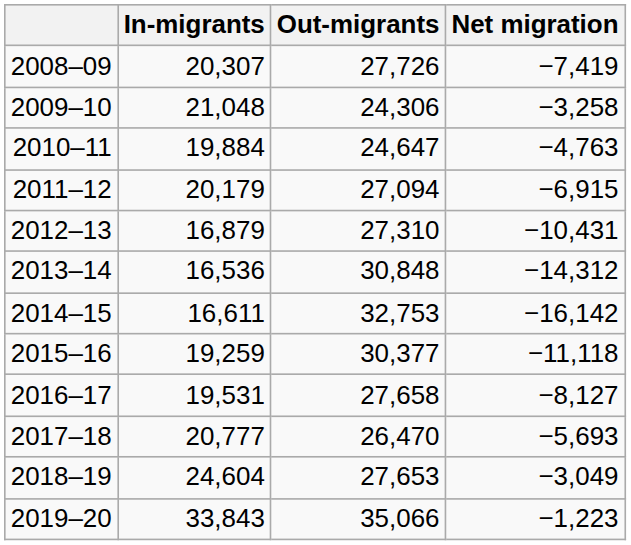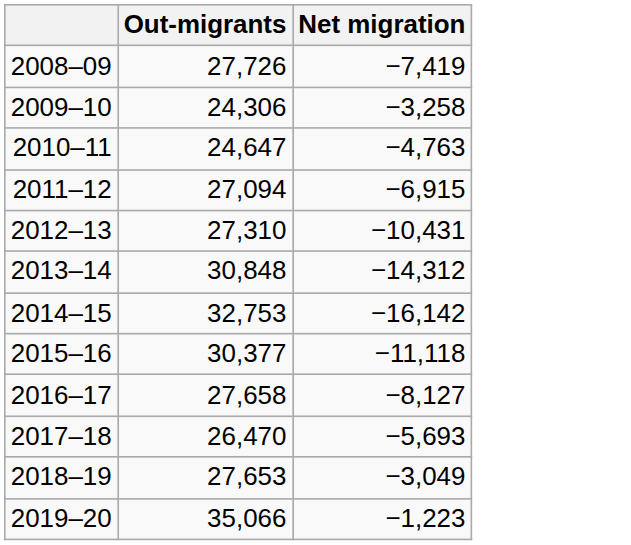- column: (194, 25)
